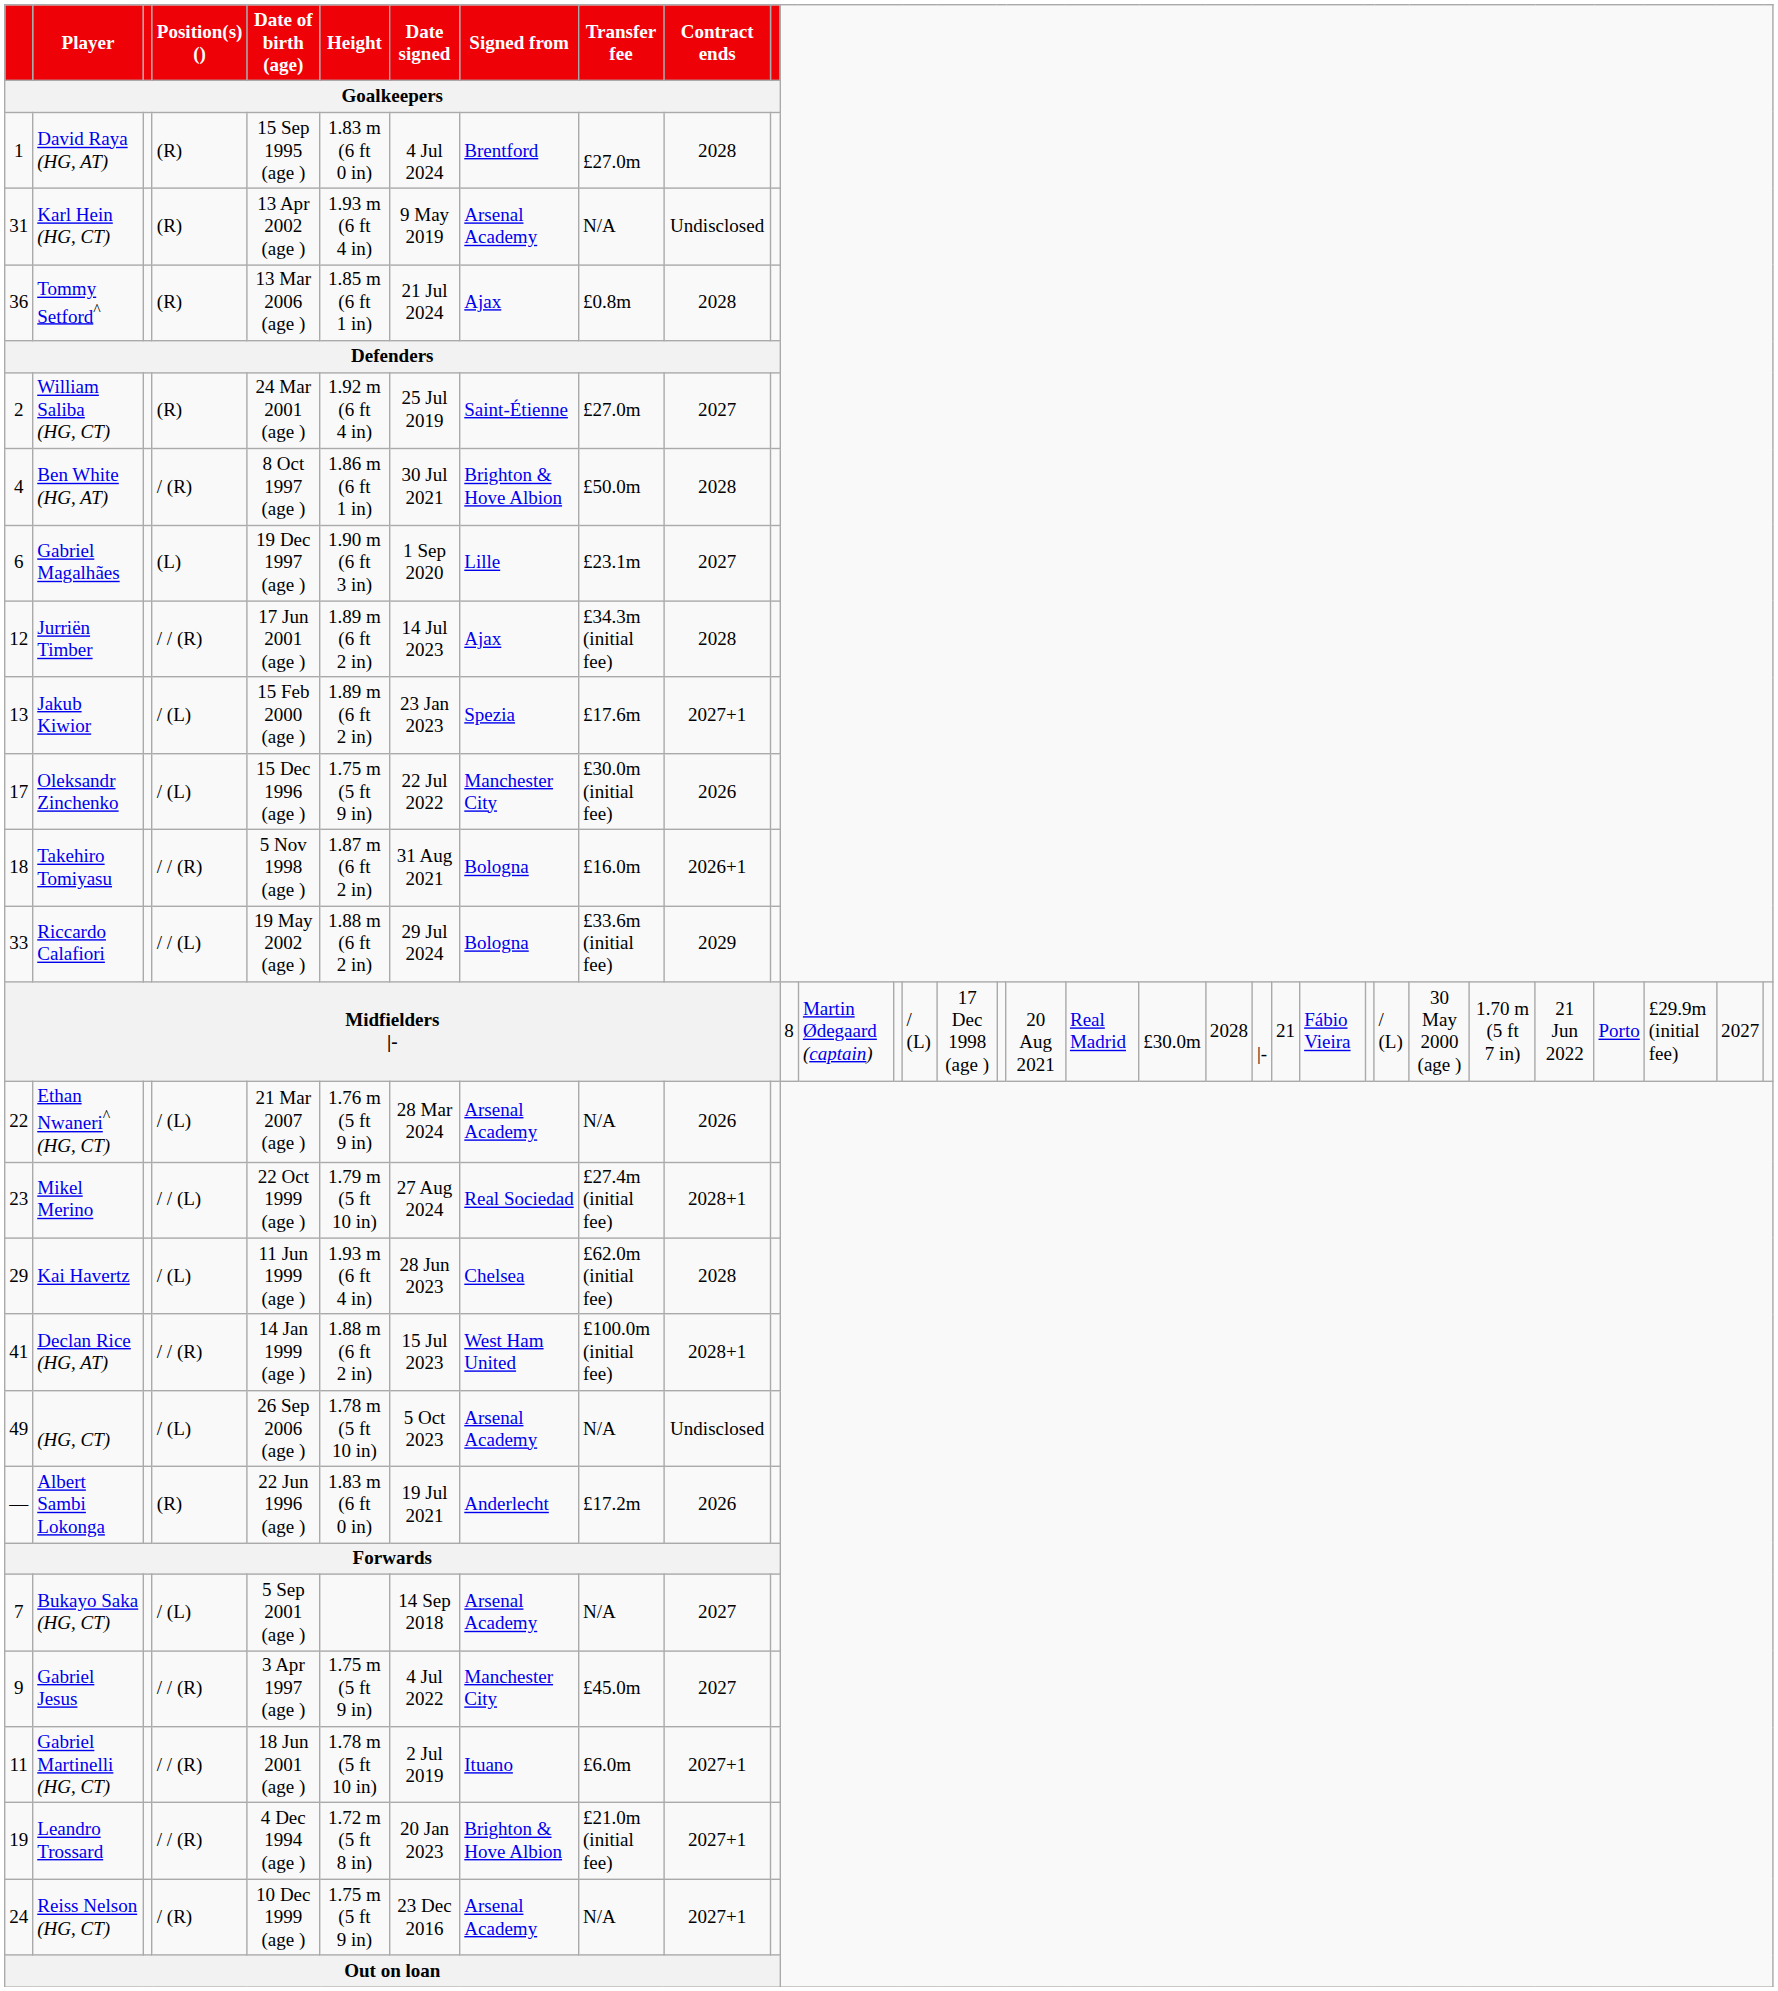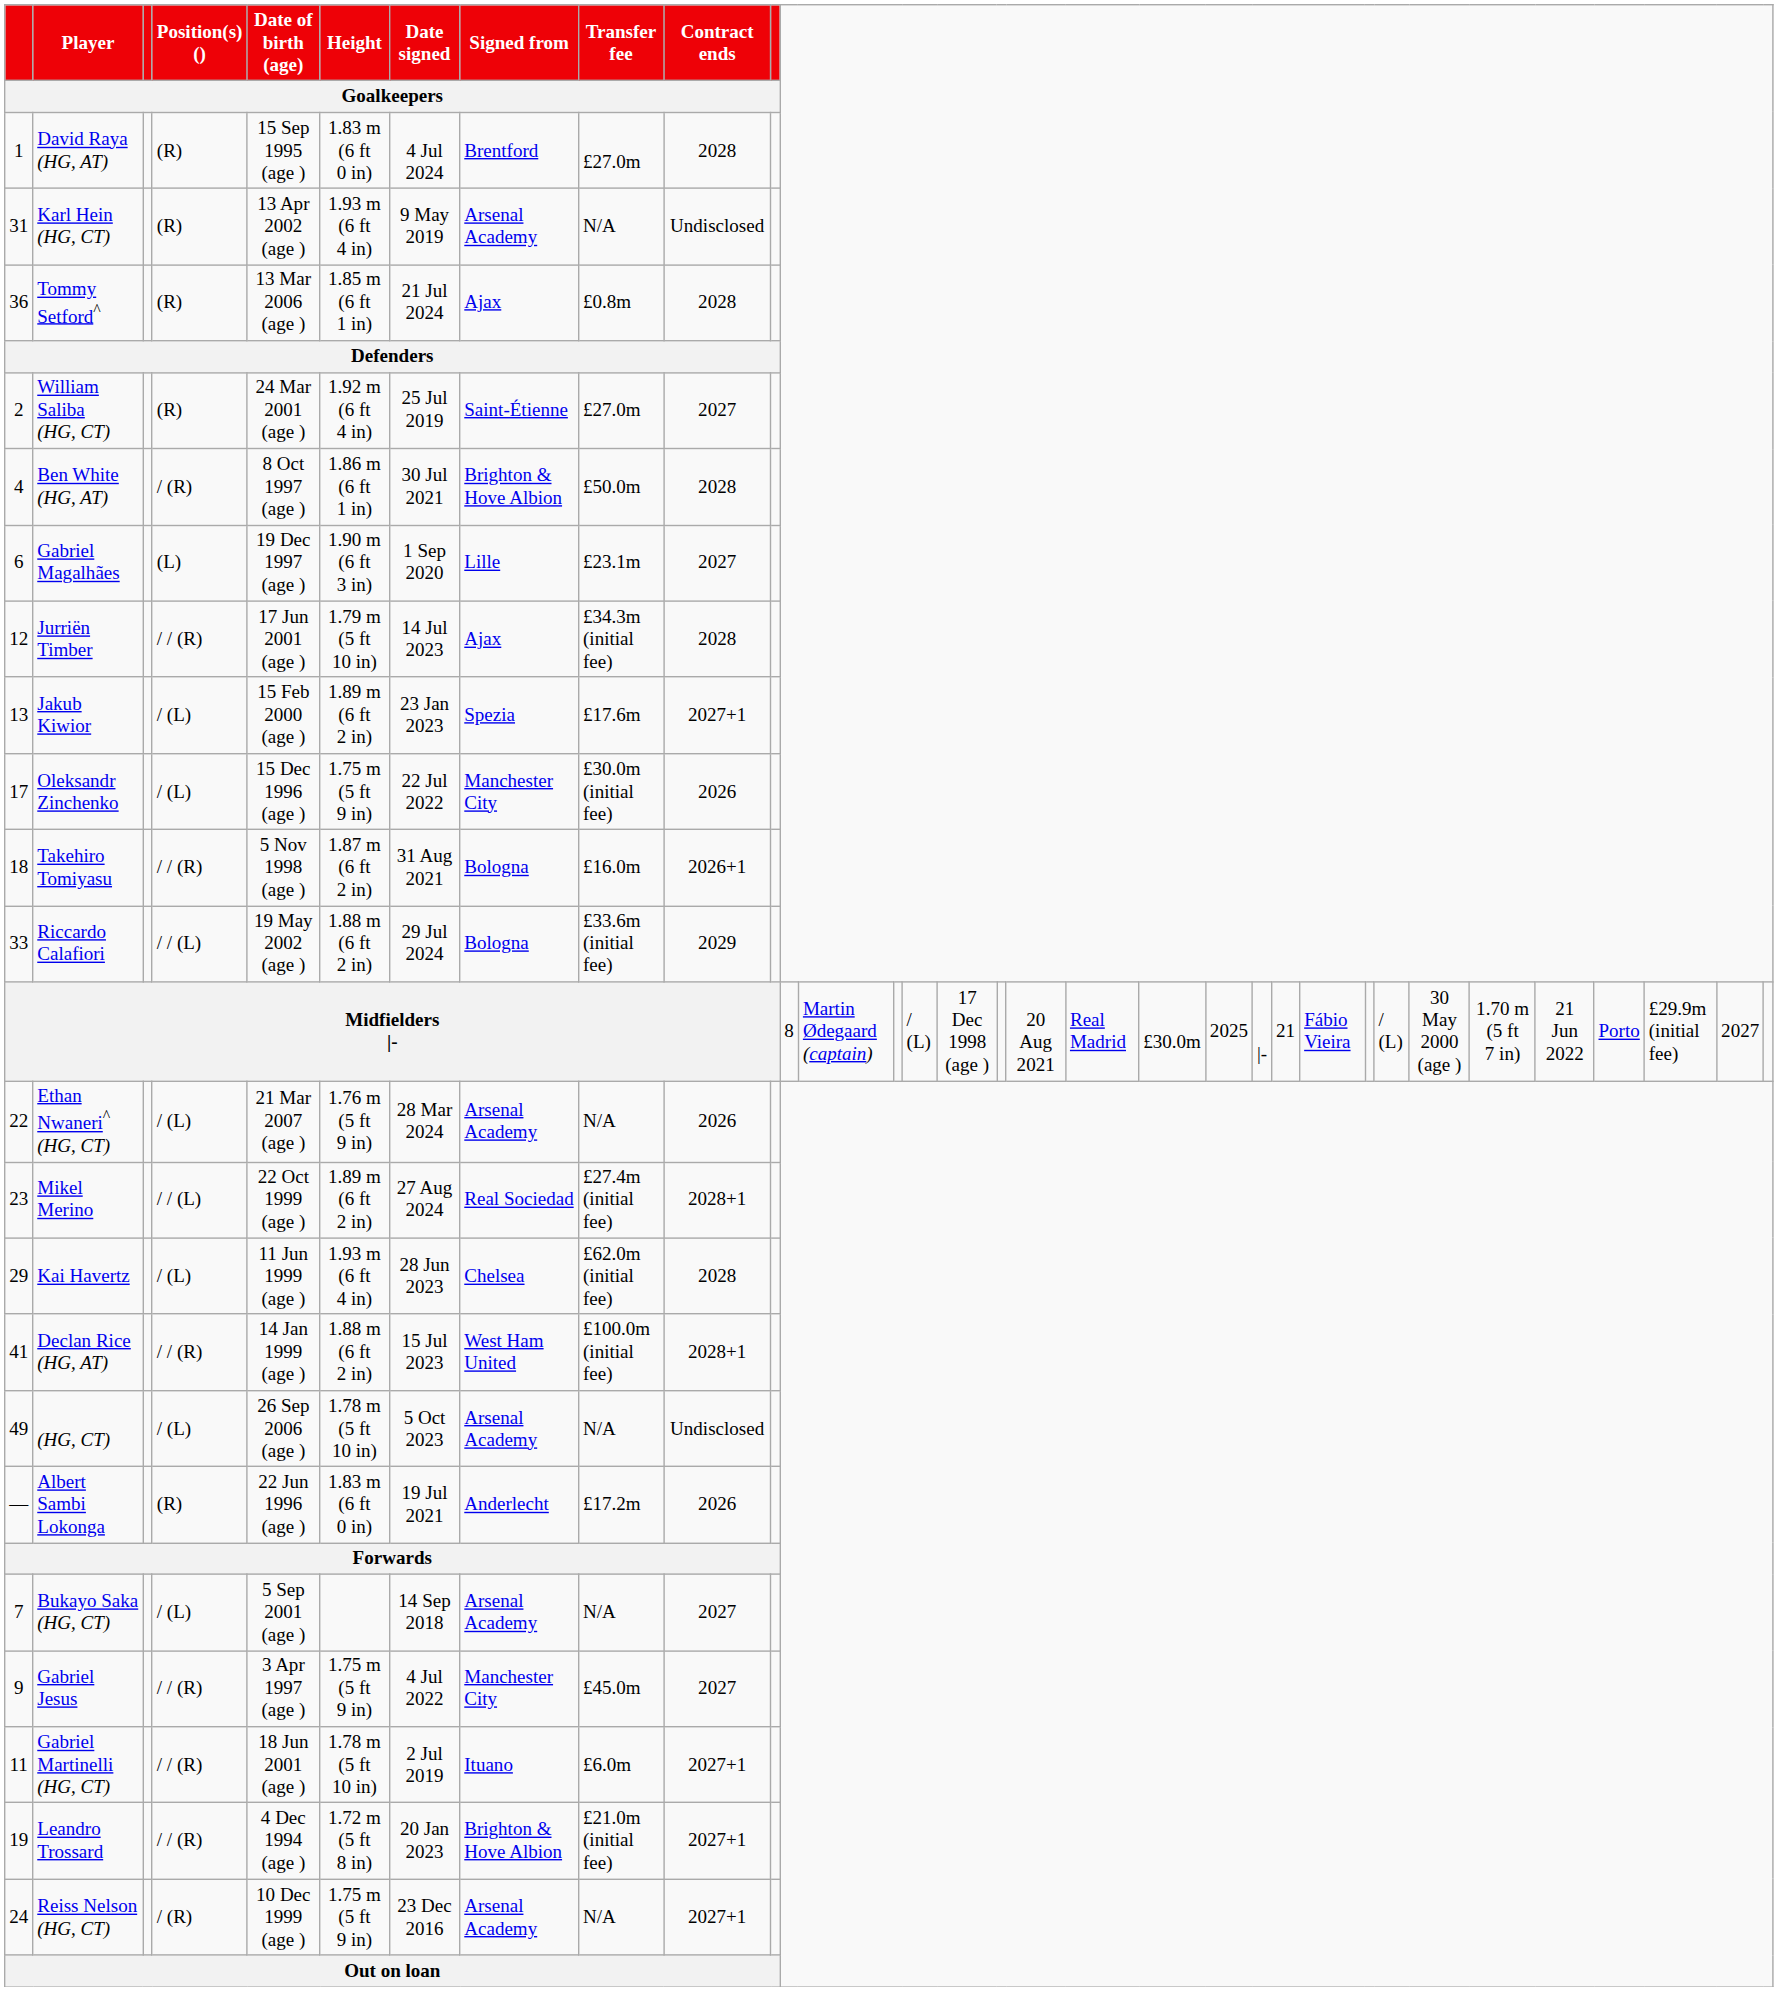(354, 638) 1.89 m (6 ft 2 in) -> (354, 638) 1.79 m (5 ft 10 in)
(1229, 1030) 2028 -> (1229, 1030) 2025
(354, 1199) 1.79 m (5 ft 10 in) -> (354, 1199) 1.89 m (6 ft 2 in)
